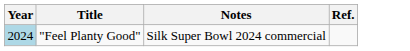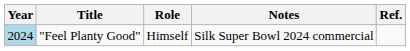+ column: (167, 14)
